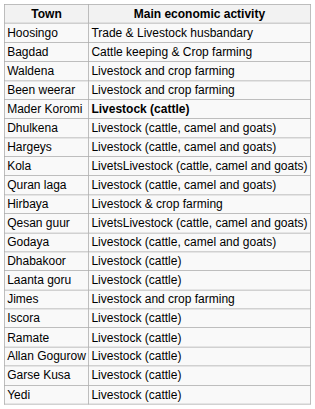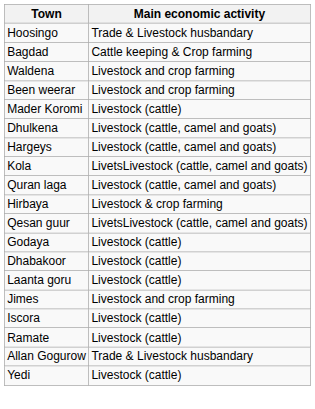(140, 109) bold -> (136, 109) normal
(184, 242) Livestock (cattle, camel and goats) -> (136, 242) Livestock (cattle)
(136, 356) Livestock (cattle) -> (172, 356) Trade & Livestock husbandary
- row: (39, 375)
